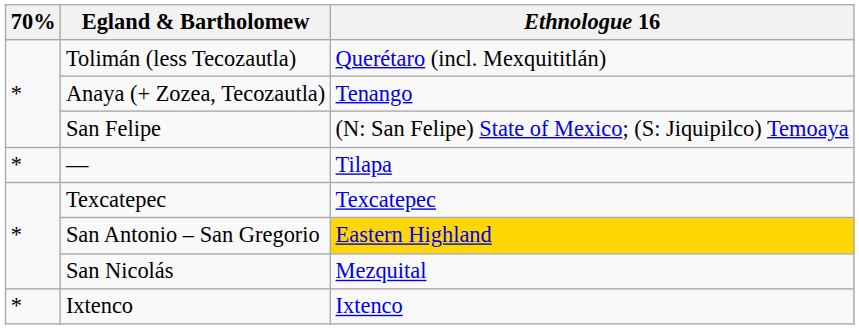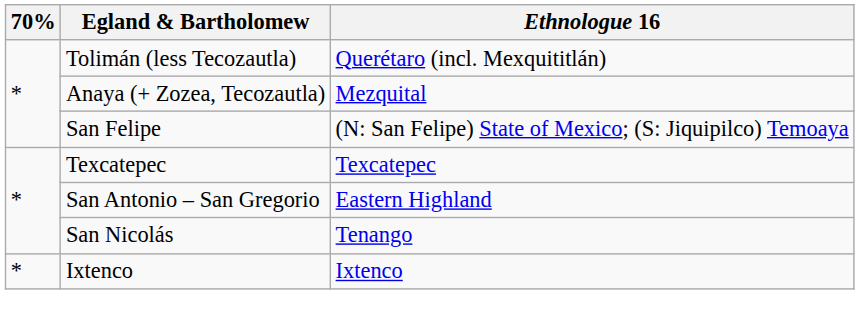(374, 93) Tenango -> (381, 93) Mezquital
- row: (77, 164)
(414, 235) gold background -> (414, 199) no background
(381, 270) Mezquital -> (374, 235) Tenango
